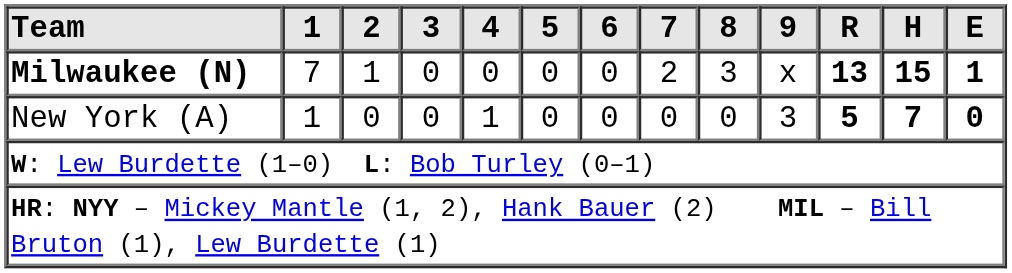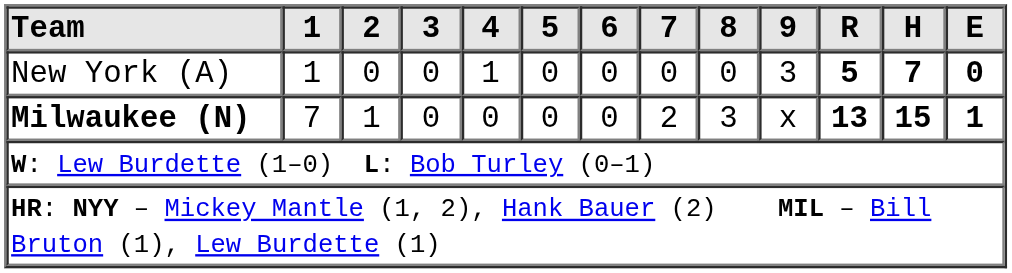rows swapped: (122, 118) <-> (131, 74)
